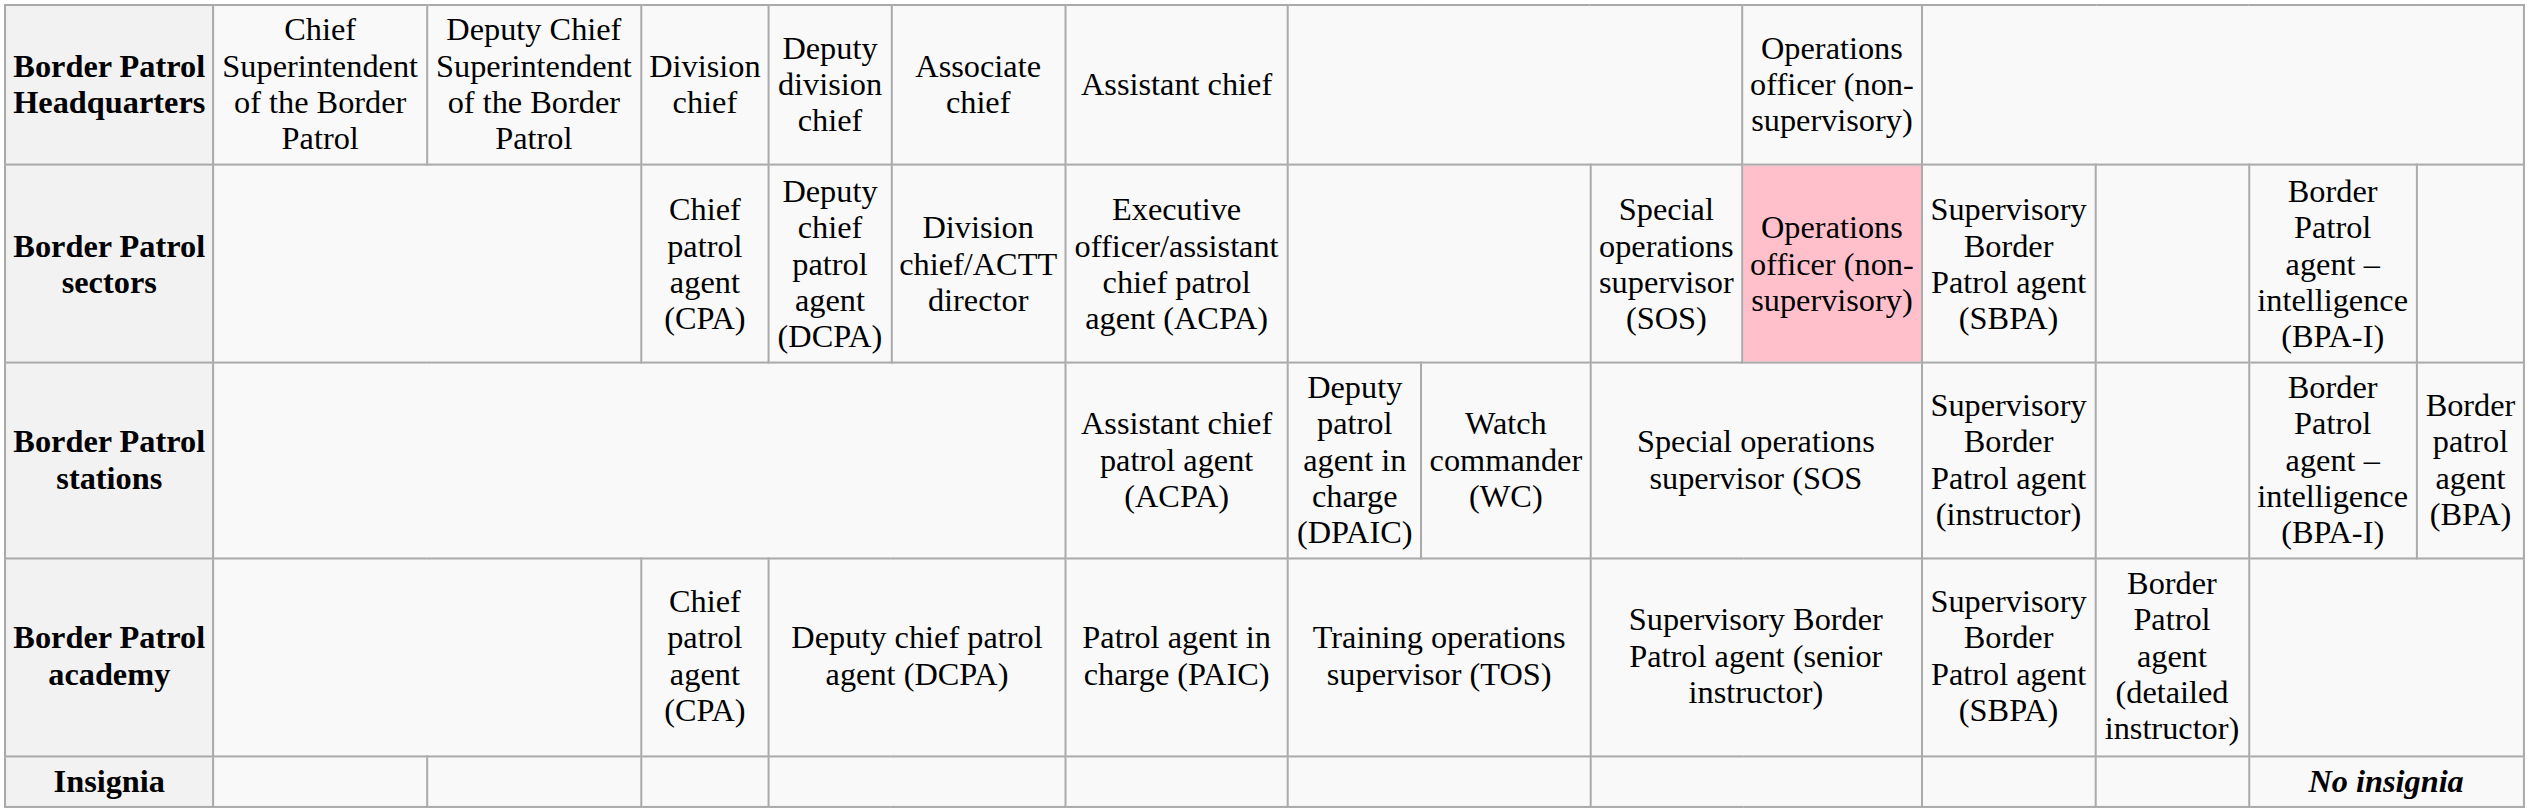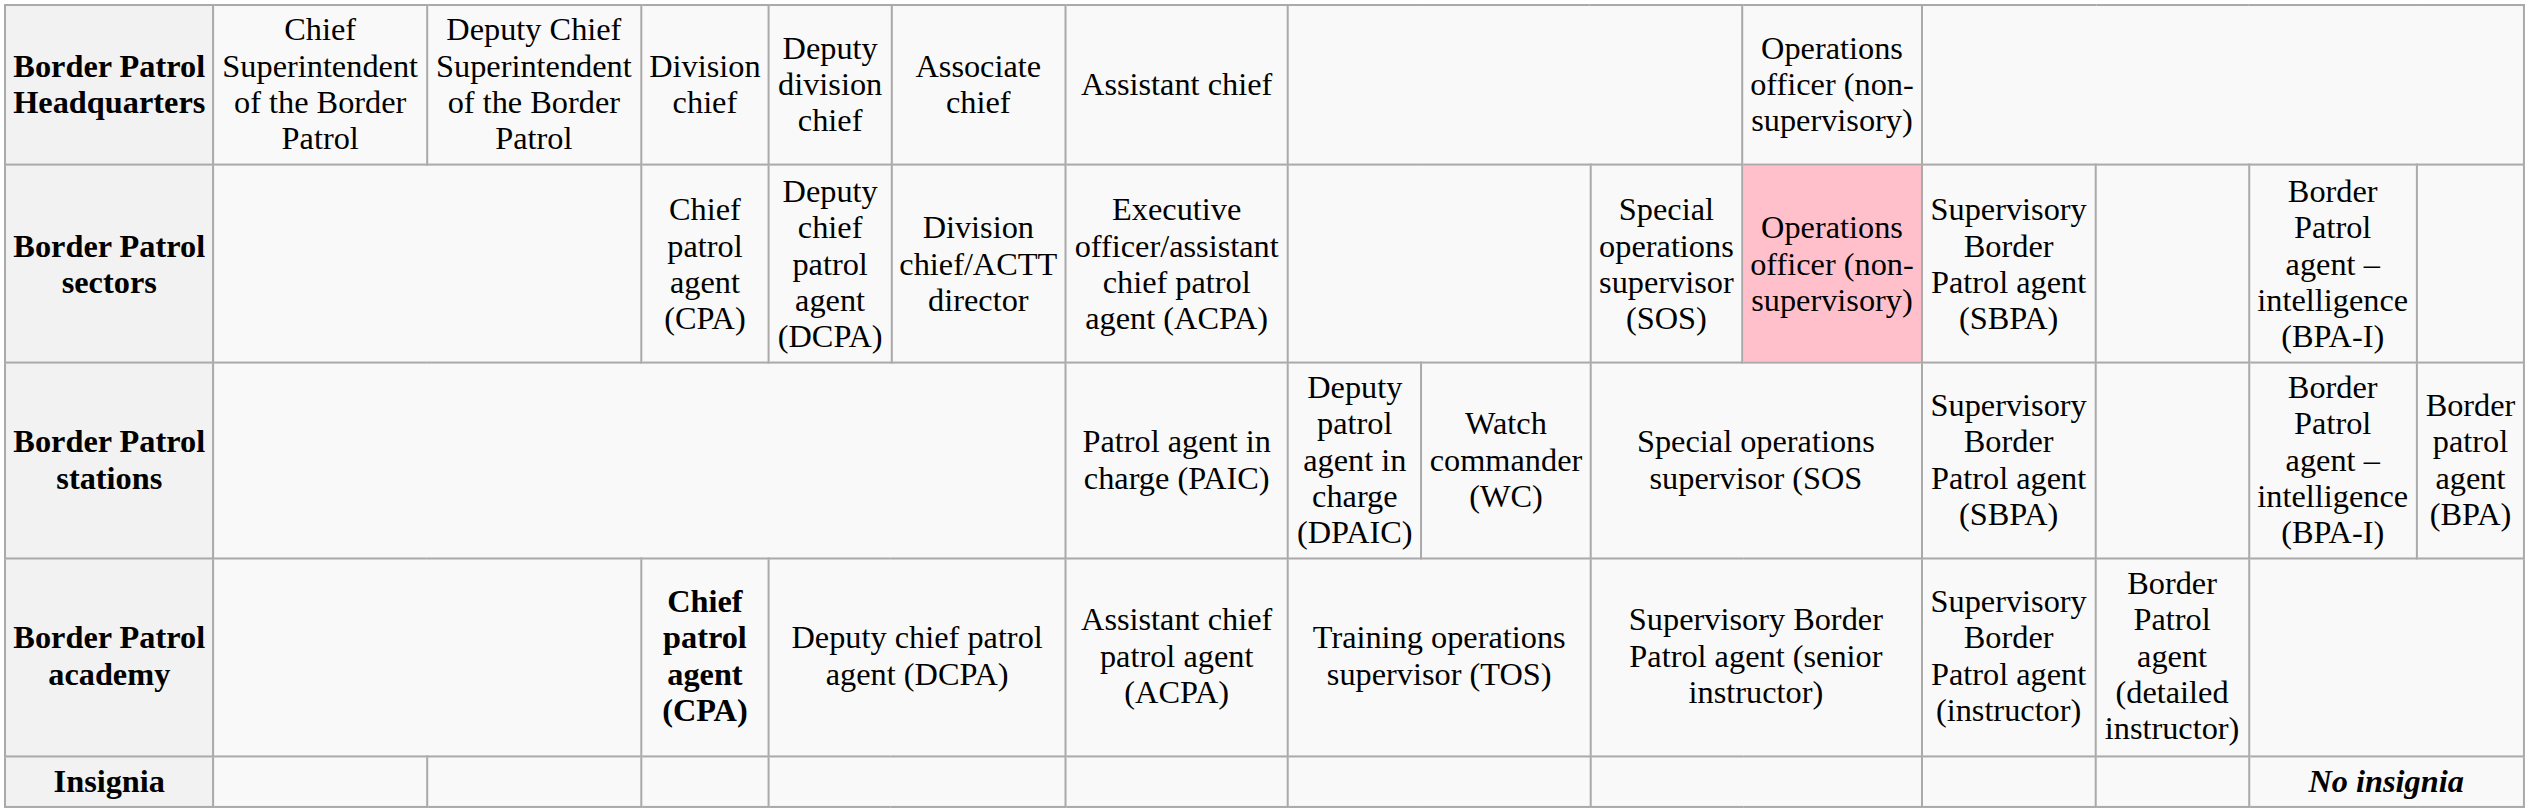(1177, 459) Assistant chief patrol agent (ACPA) -> (1177, 459) Patrol agent in charge (PAIC)
(2009, 459) Supervisory Border Patrol agent (instructor) -> (2009, 459) Supervisory Border Patrol agent (SBPA)
(705, 656) normal -> (705, 656) bold
(1177, 656) Patrol agent in charge (PAIC) -> (1177, 656) Assistant chief patrol agent (ACPA)
(2009, 656) Supervisory Border Patrol agent (SBPA) -> (2009, 656) Supervisory Border Patrol agent (instructor)
